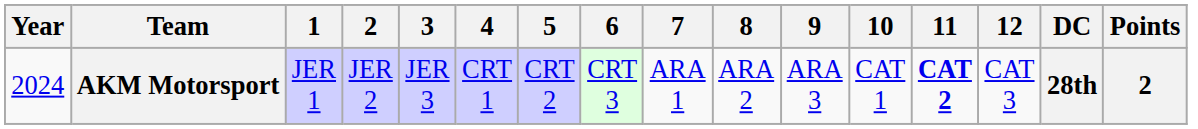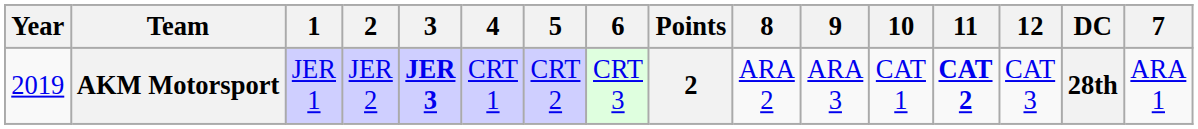columns swapped: (678, 25) <-> (1145, 25)
(38, 85) 2024 -> (38, 85) 2019
(427, 85) normal -> (430, 85) bold
